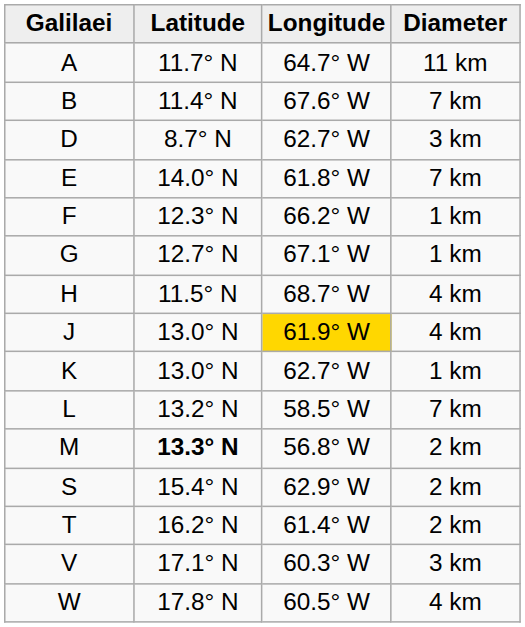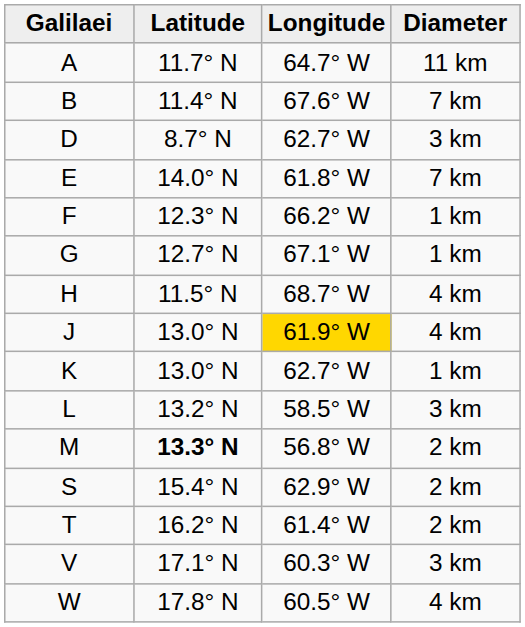(455, 409) 7 km -> (455, 409) 3 km
